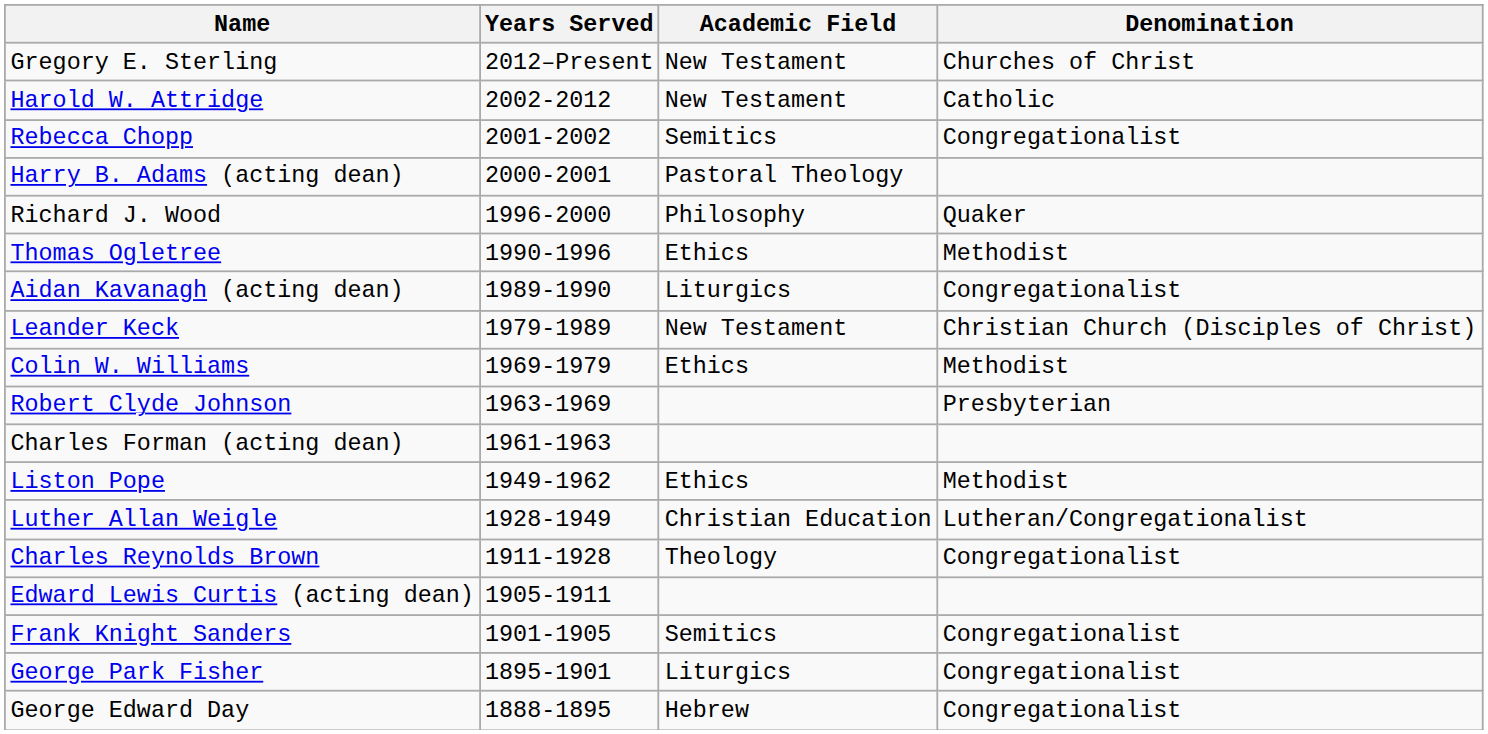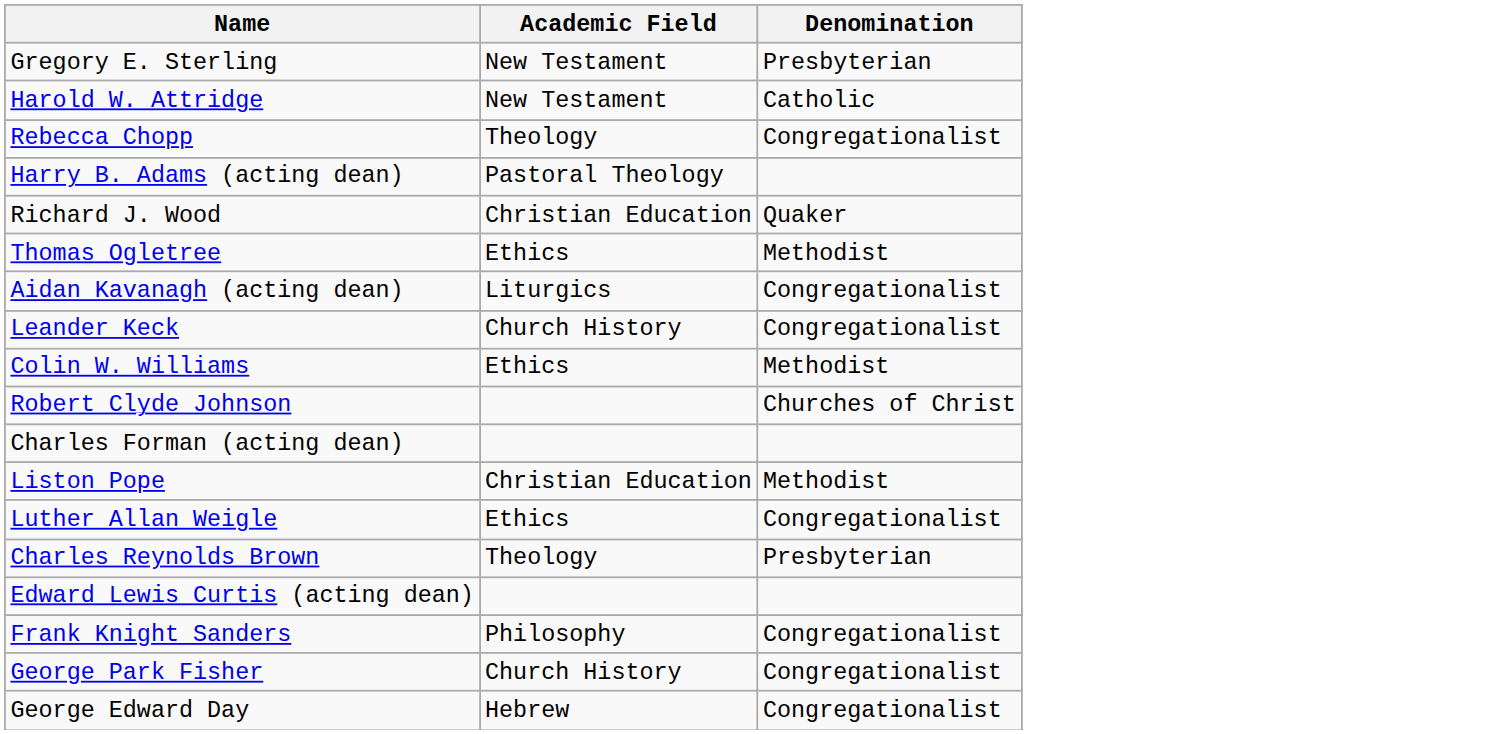- column: (569, 24)
(1069, 62) Churches of Christ -> (847, 62) Presbyterian
(721, 138) Semitics -> (541, 138) Theology
(735, 215) Philosophy -> (618, 215) Christian Education
(756, 329) New Testament -> (583, 329) Church History
(1209, 329) Christian Church (Disciples of Christ) -> (882, 329) Congregationalist
(1027, 405) Presbyterian -> (889, 405) Churches of Christ
(707, 482) Ethics -> (618, 482) Christian Education
(798, 520) Christian Education -> (527, 520) Ethics
(1125, 520) Lutheran/Congregationalist -> (882, 520) Congregationalist
(1062, 558) Congregationalist -> (847, 558) Presbyterian
(721, 634) Semitics -> (555, 634) Philosophy
(728, 672) Liturgics -> (583, 672) Church History
